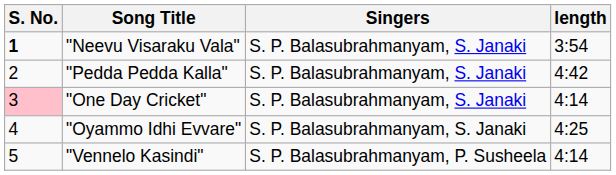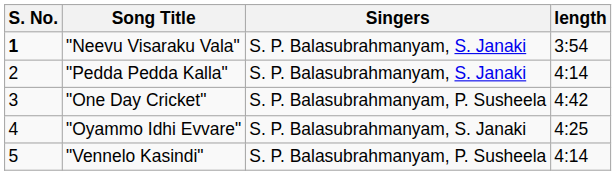(571, 73) 4:42 -> (571, 73) 4:14
(13, 101) pink background -> (13, 101) no background
(388, 101) S. P. Balasubrahmanyam, S. Janaki -> (398, 101) S. P. Balasubrahmanyam, P. Susheela
(571, 101) 4:14 -> (571, 101) 4:42
